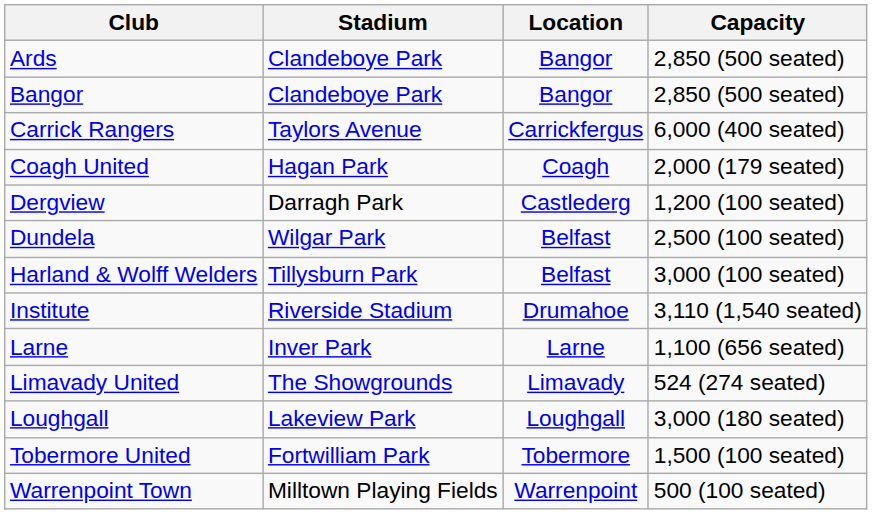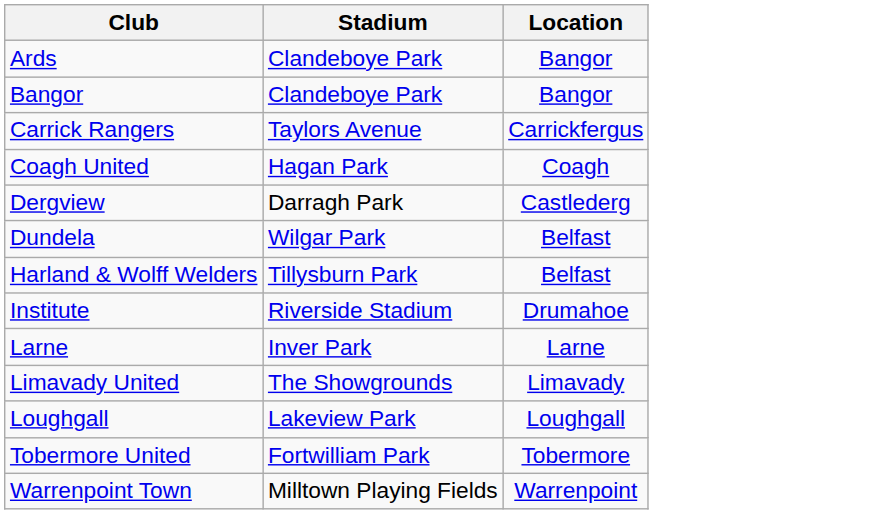- column: (758, 22)
